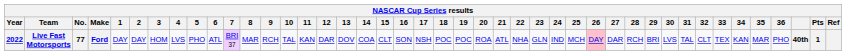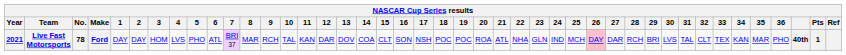(15, 40) 2022 -> (15, 40) 2021
(80, 40) 77 -> (80, 40) 78
